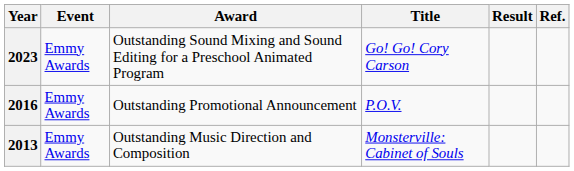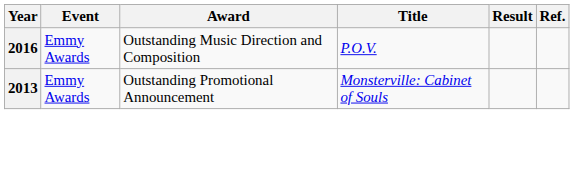- row: (23, 56)
(235, 105) Outstanding Promotional Announcement -> (223, 48) Outstanding Music Direction and Composition
(212, 145) Outstanding Music Direction and Composition -> (198, 88) Outstanding Promotional Announcement
